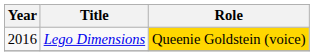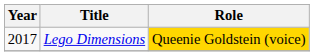(22, 39) 2016 -> (22, 39) 2017
